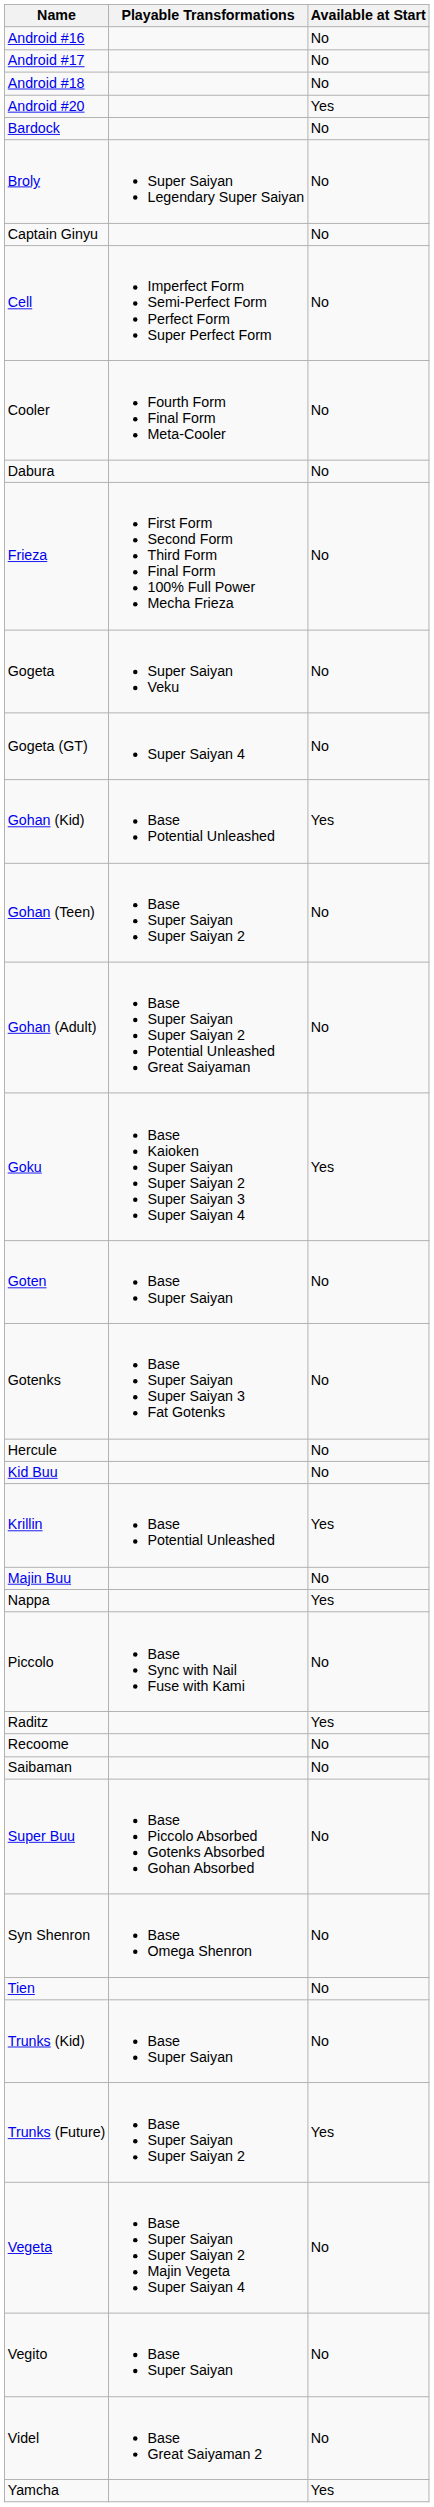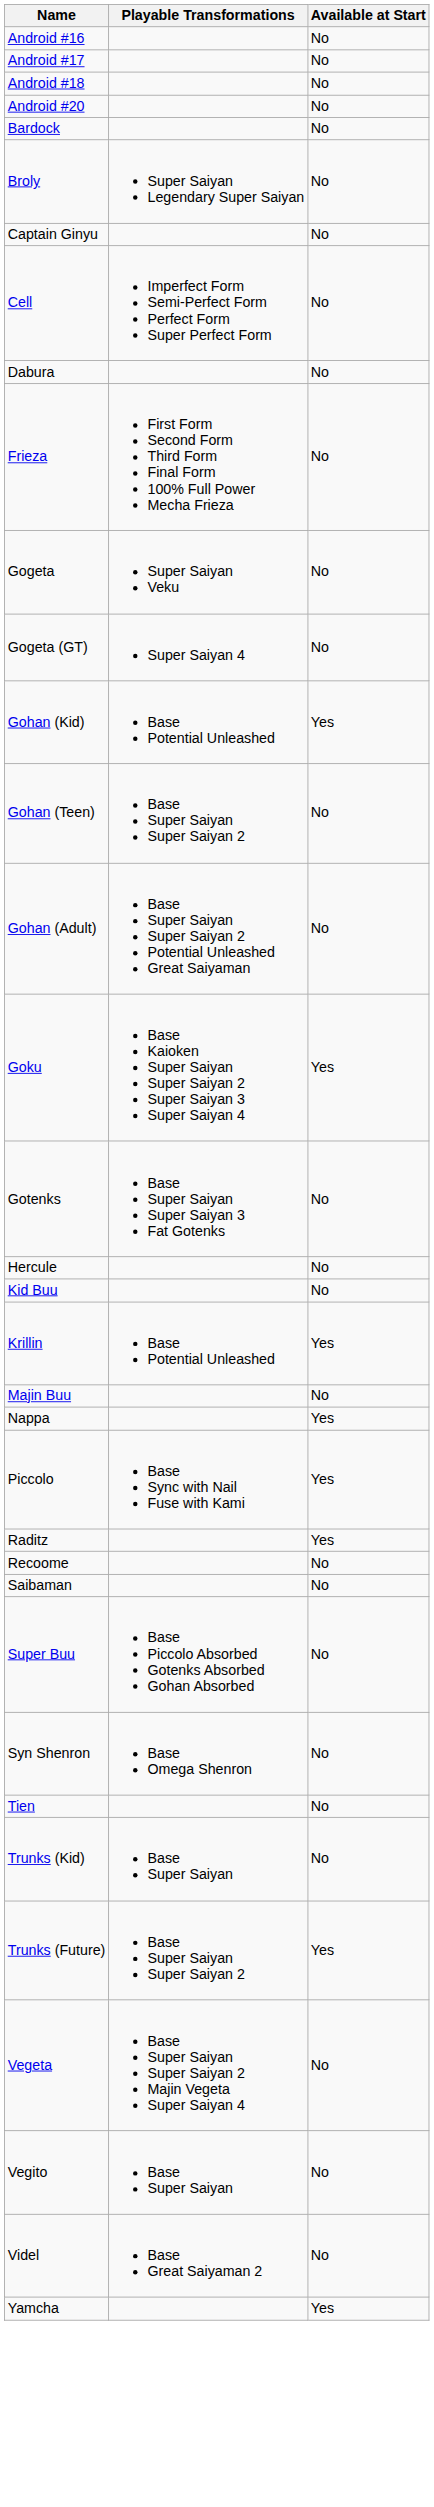(322, 106) Yes -> (320, 106) No
- row: (29, 410)
- row: (27, 1282)
(320, 1661) No -> (322, 1479) Yes
